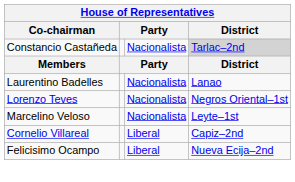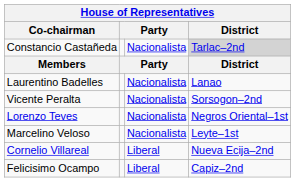+ row: (44, 99)
(217, 133) Capiz–2nd -> (232, 151) Nueva Ecija–2nd
(232, 151) Nueva Ecija–2nd -> (217, 168) Capiz–2nd
